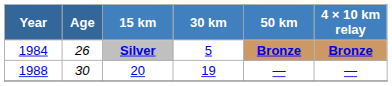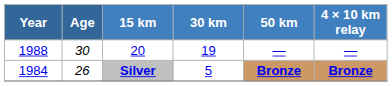rows swapped: (138, 50) <-> (138, 71)
